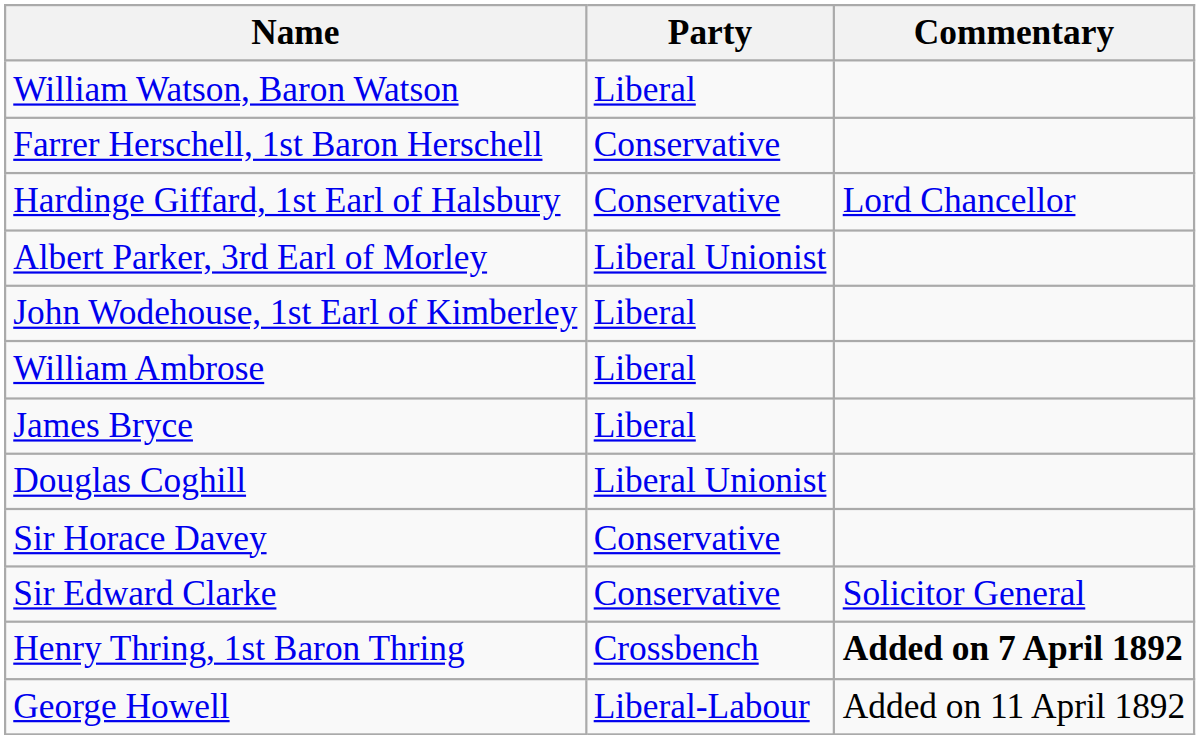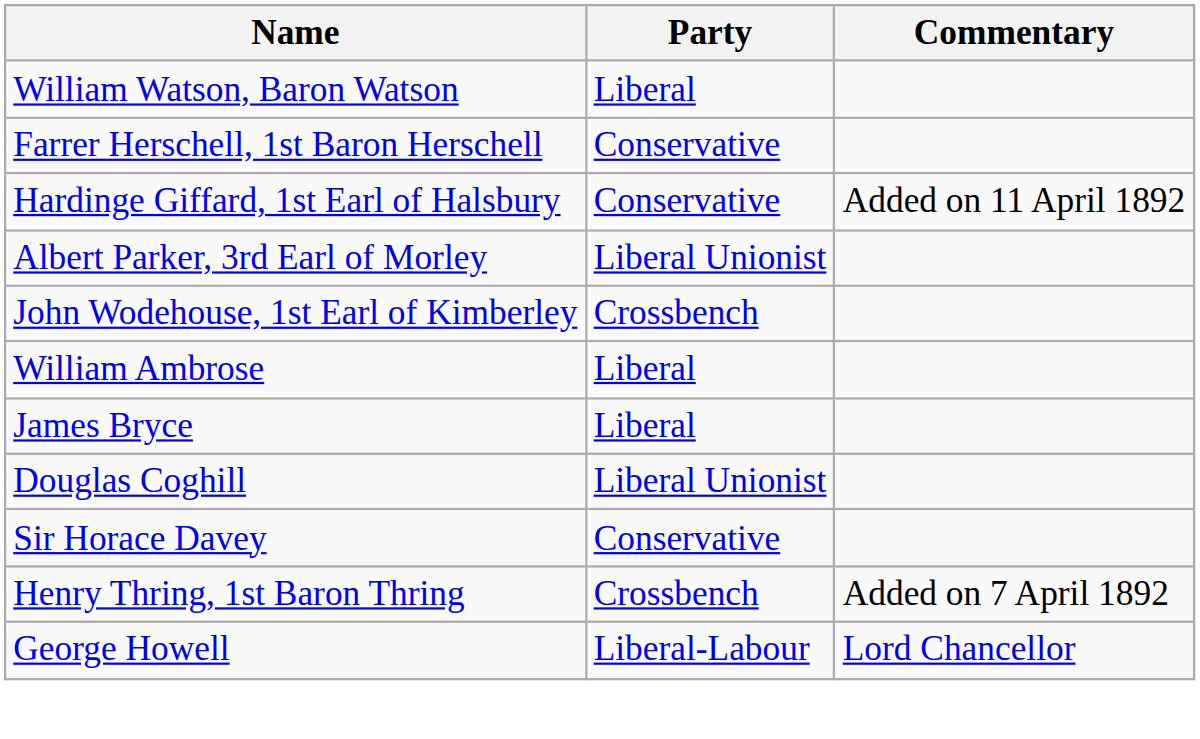(959, 200) Lord Chancellor -> (1014, 200) Added on 11 April 1892
(645, 312) Liberal -> (676, 312) Crossbench
- row: (145, 593)
(1013, 649) bold -> (1006, 593) normal
(1014, 705) Added on 11 April 1892 -> (959, 649) Lord Chancellor
